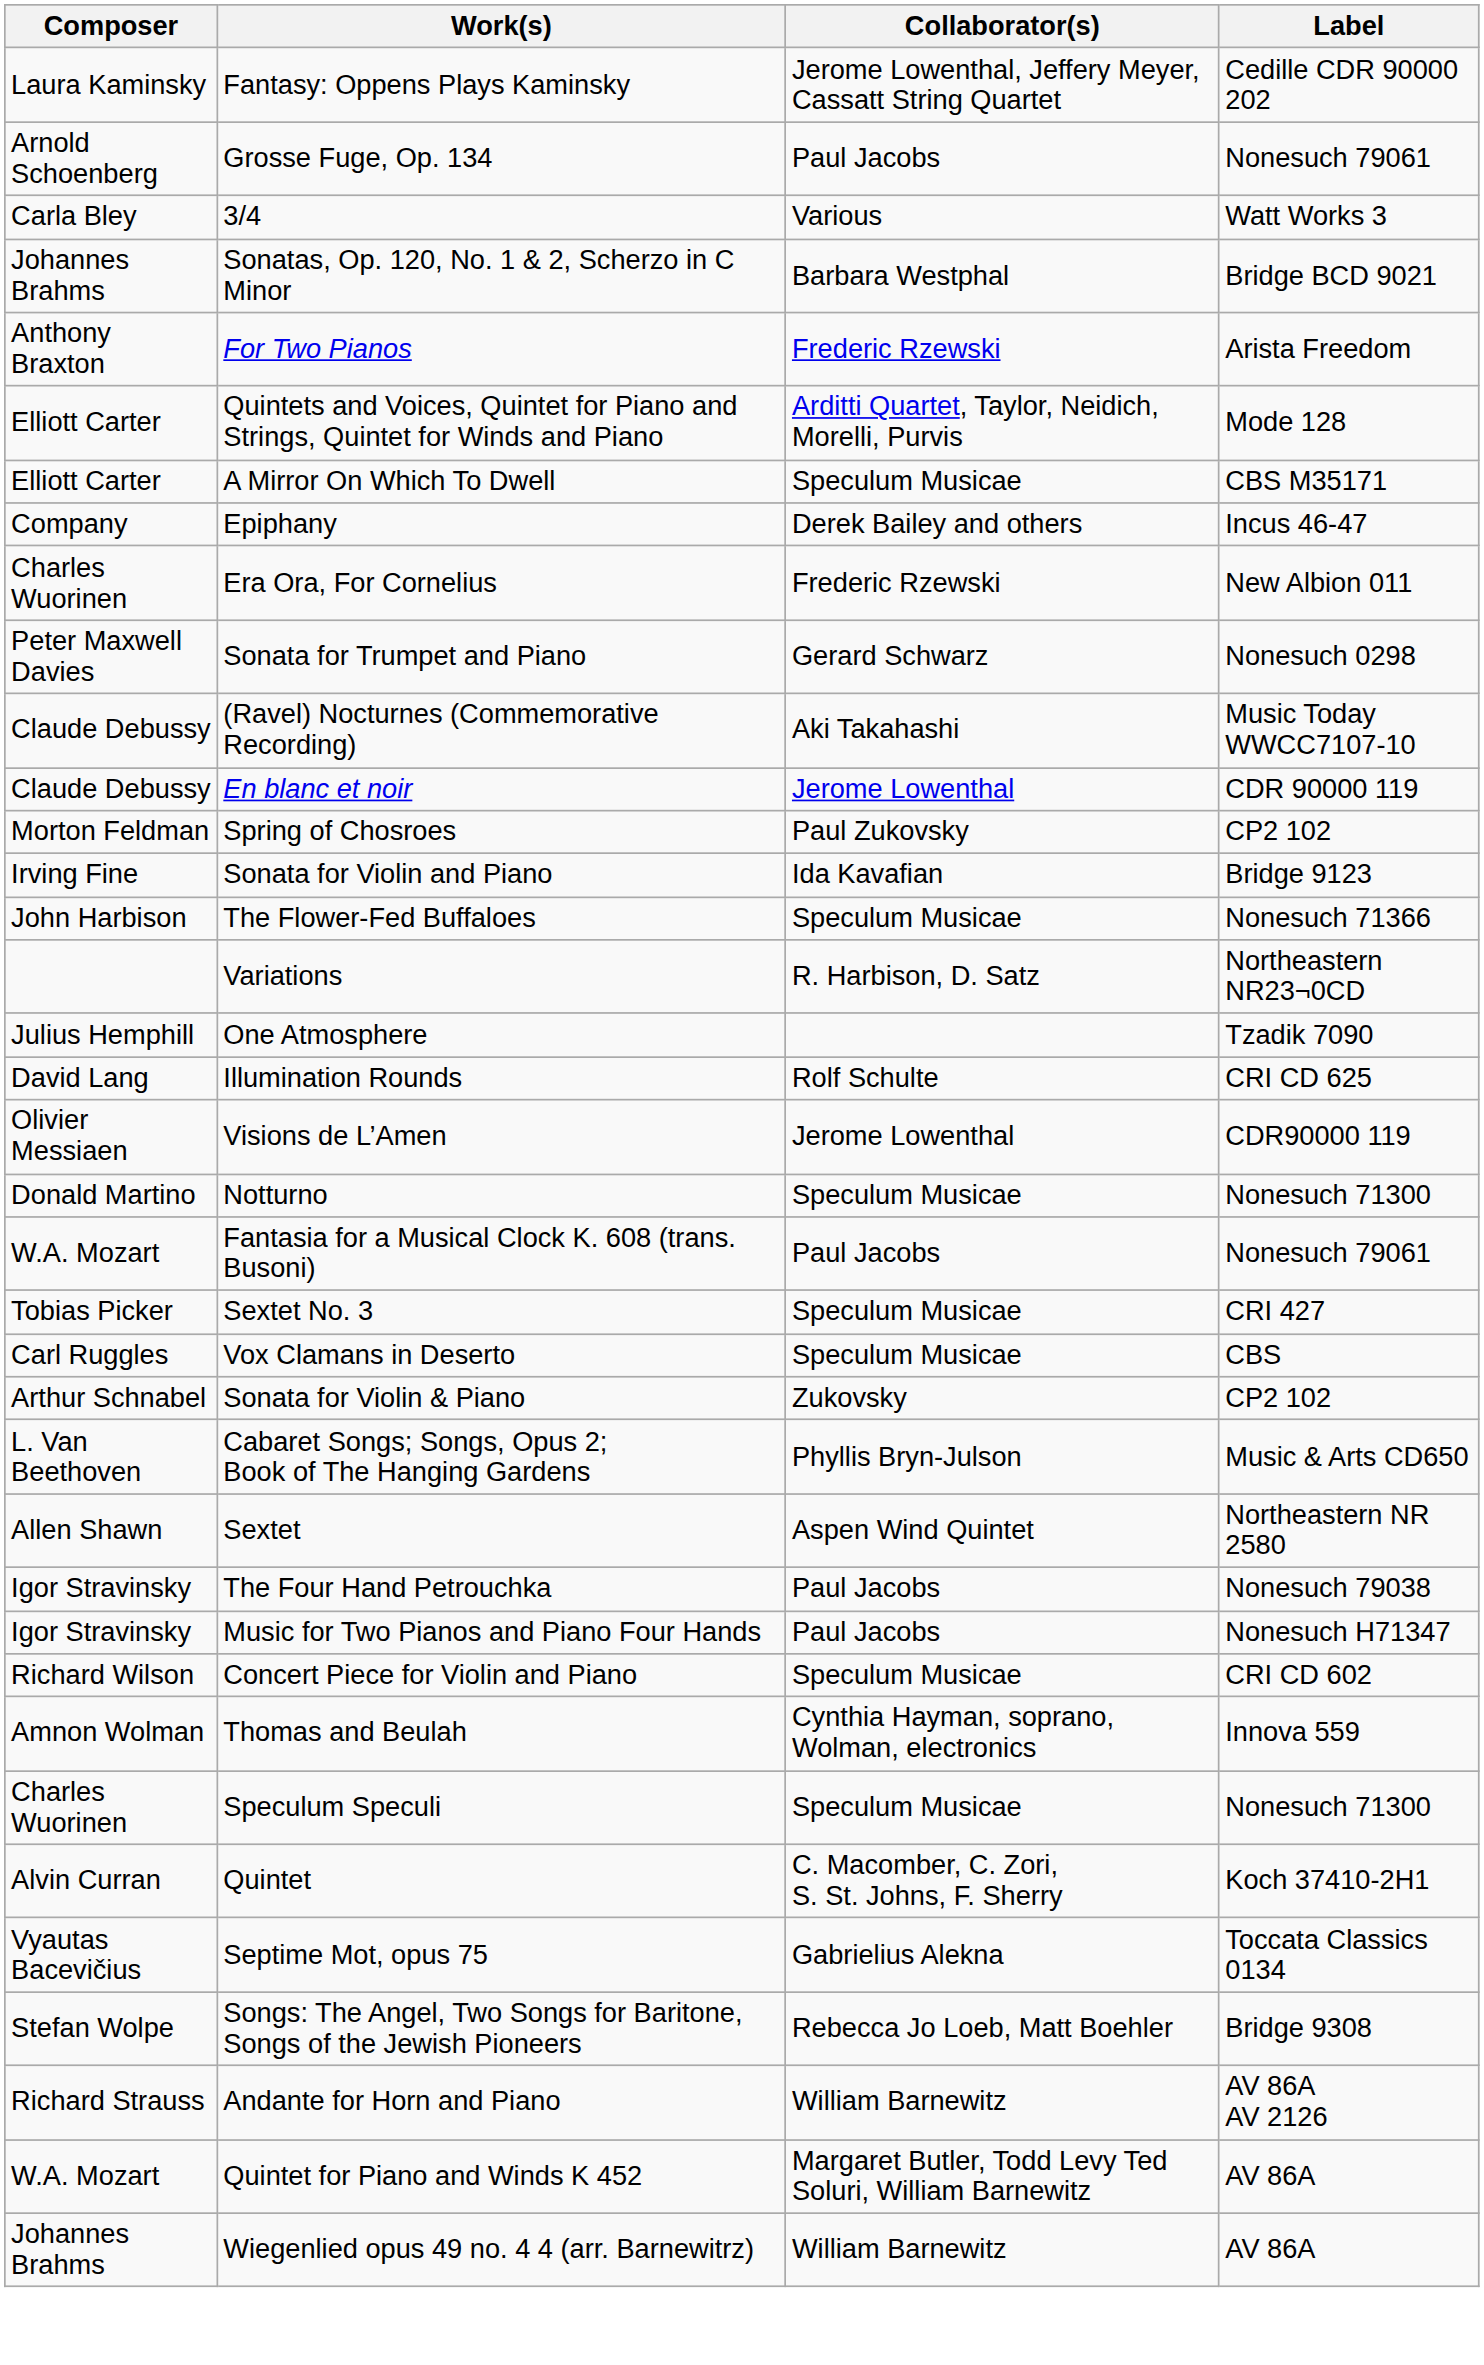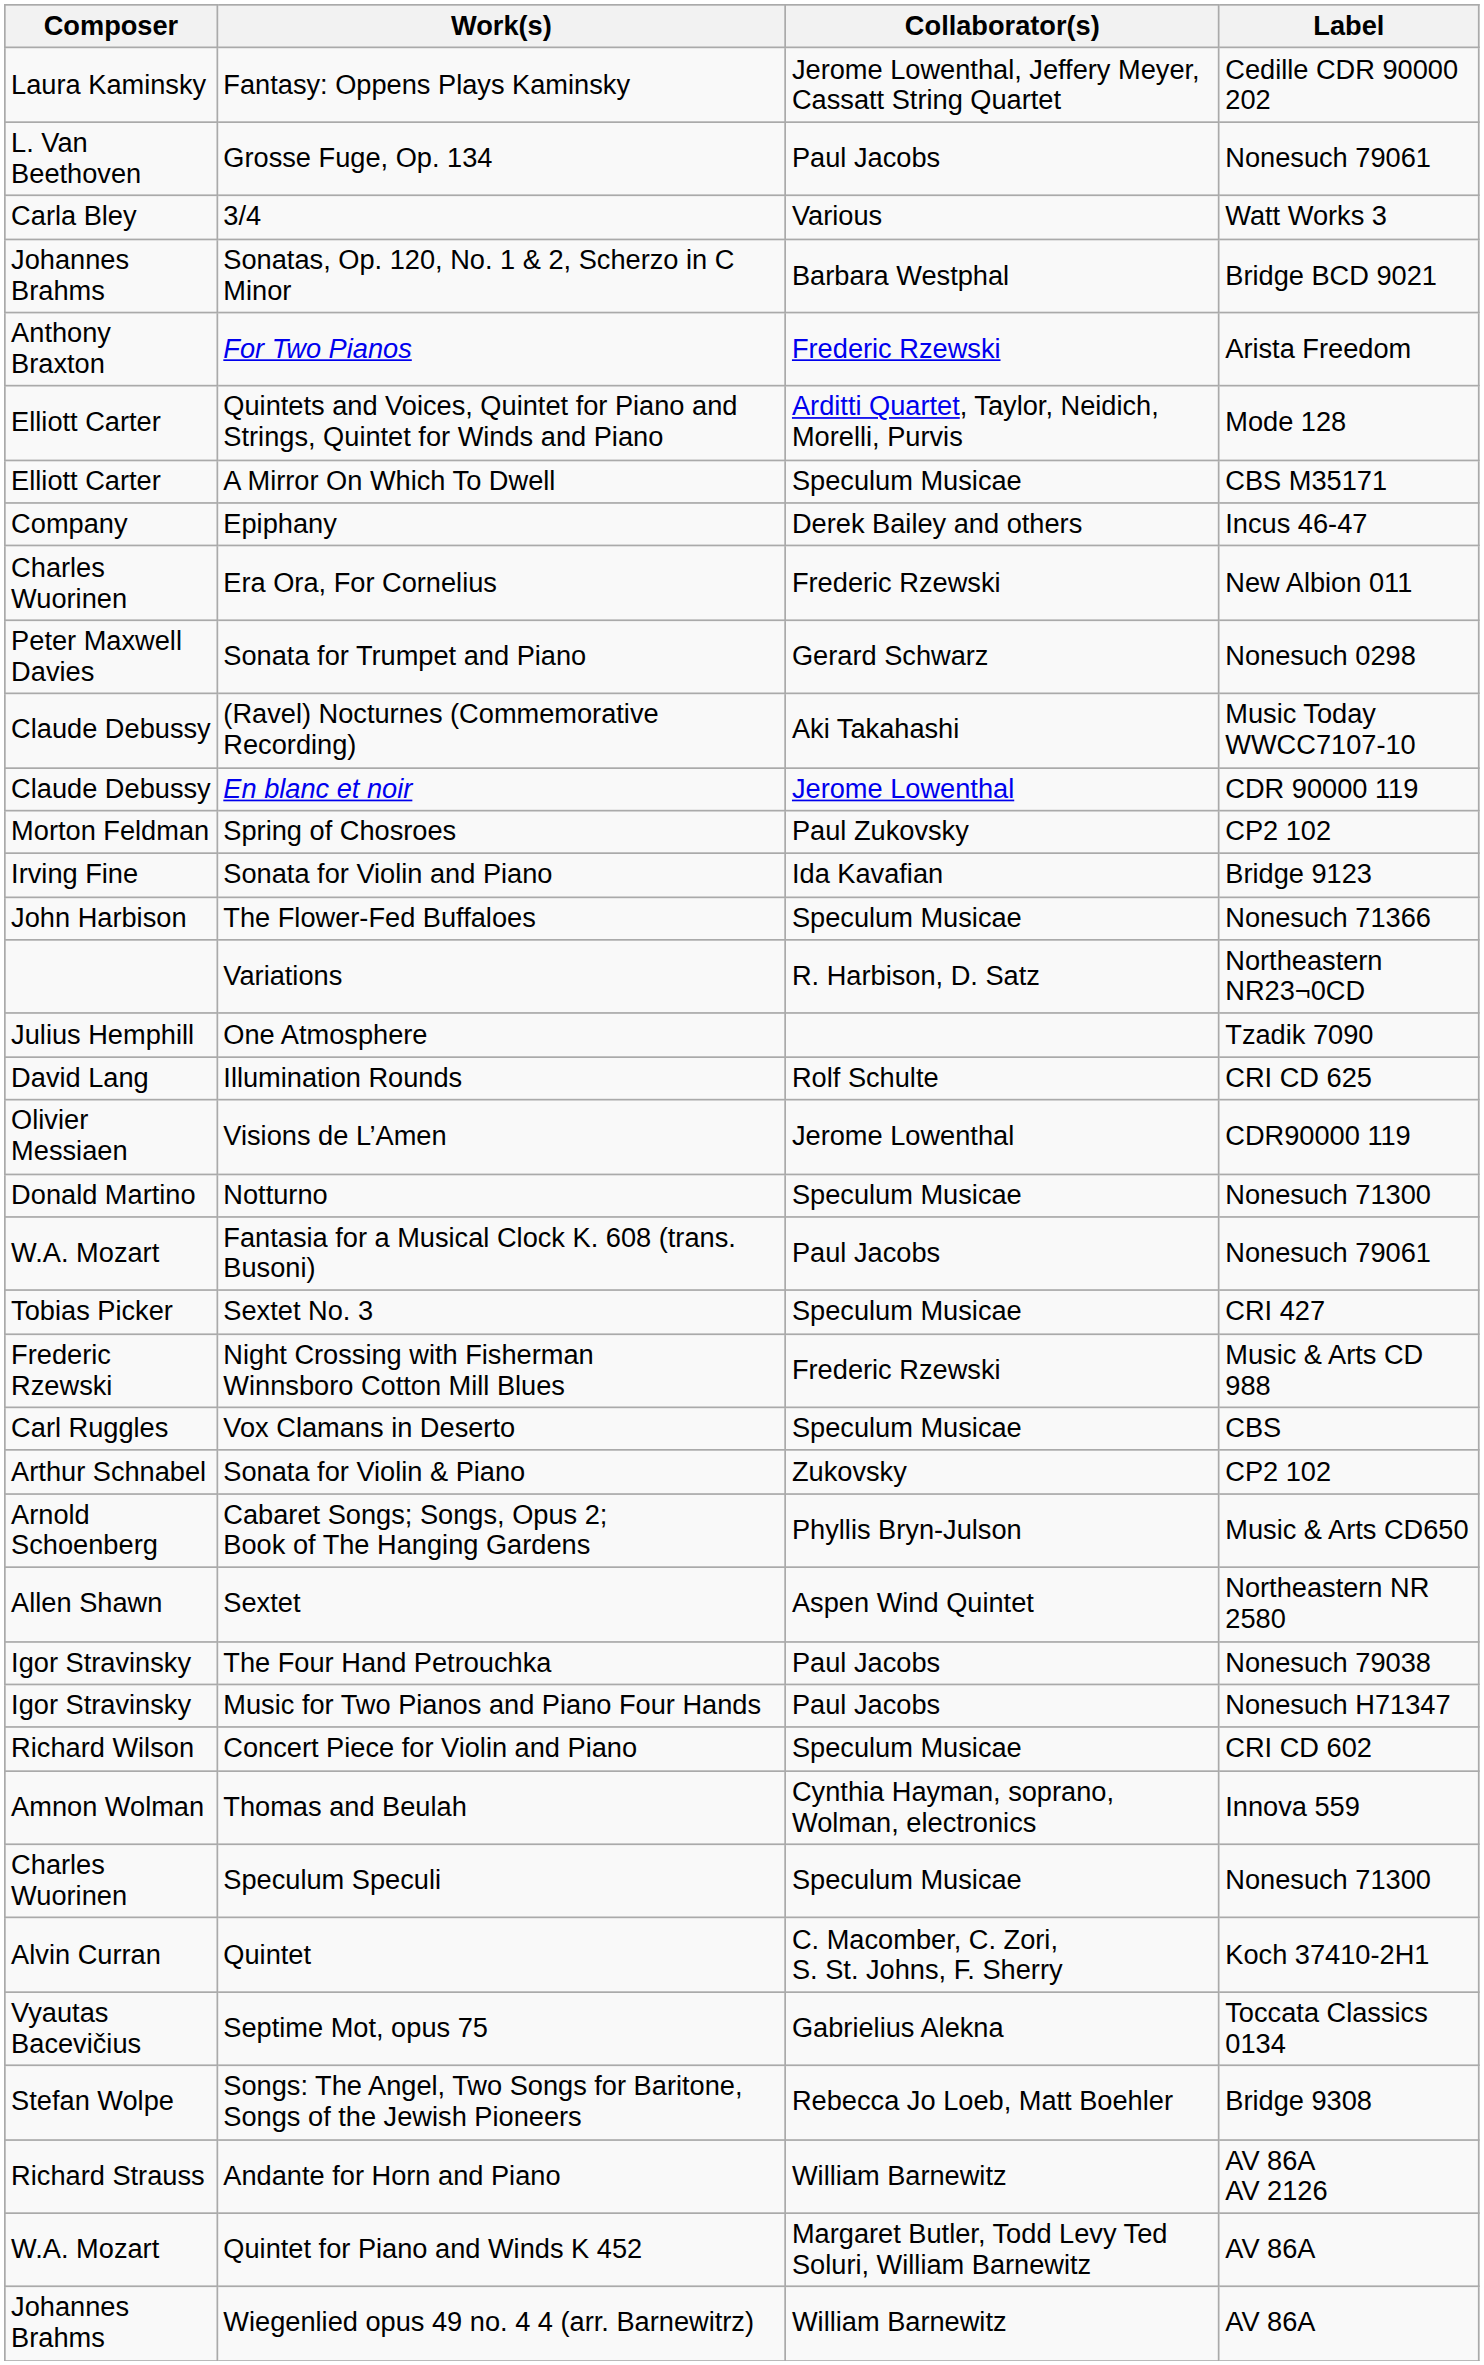(84, 158) Arnold Schoenberg -> (76, 158) L. Van Beethoven
+ row: (409, 1370)
(76, 1456) L. Van Beethoven -> (84, 1530) Arnold Schoenberg
